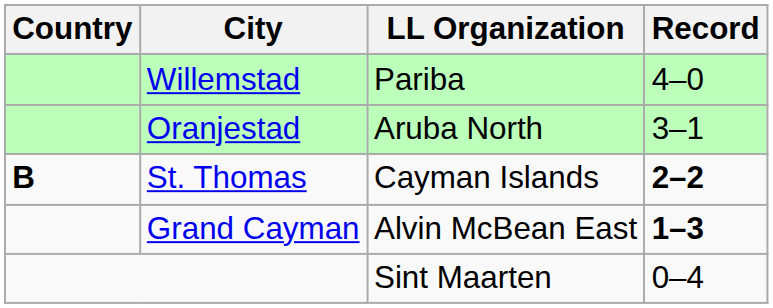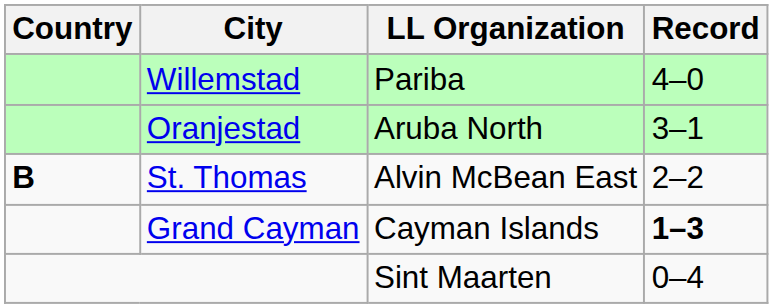(486, 178) Cayman Islands -> (506, 178) Alvin McBean East
(678, 178) bold -> (678, 178) normal
(506, 228) Alvin McBean East -> (486, 228) Cayman Islands
